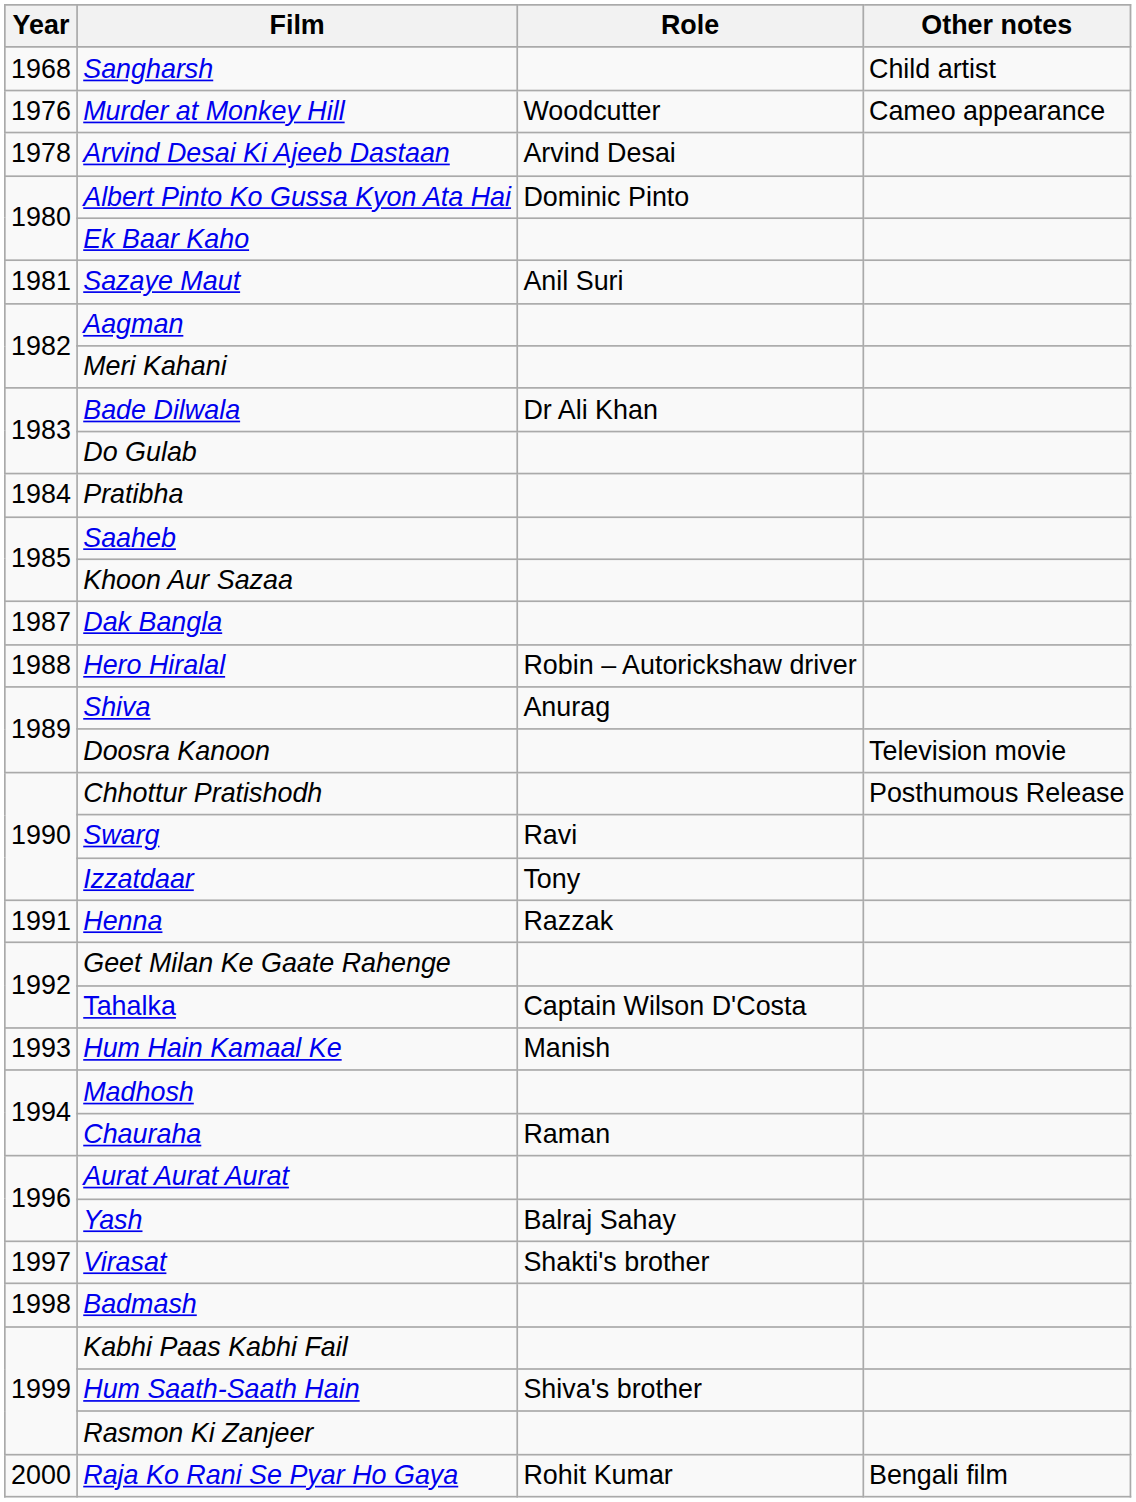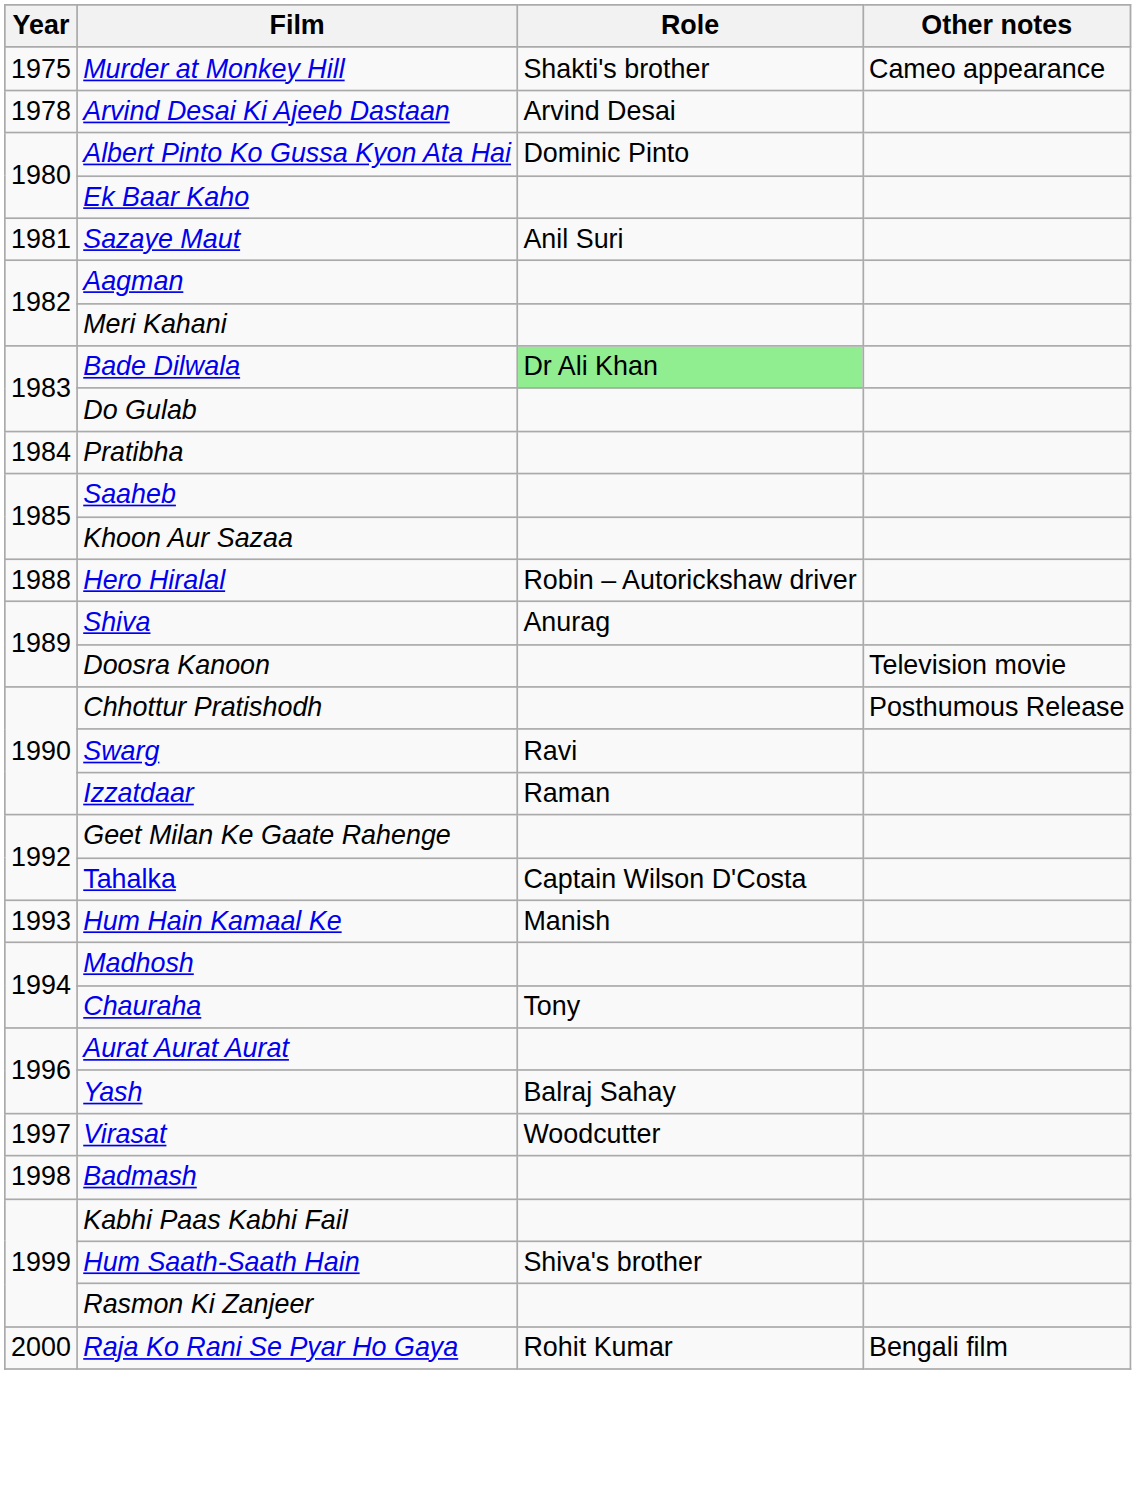- row: (148, 68)
(41, 111) 1976 -> (41, 68) 1975
(592, 111) Woodcutter -> (616, 68) Shakti's brother
(591, 409) no background -> (591, 366) lightgreen background
- row: (153, 622)
(552, 878) Tony -> (567, 793) Raman
- row: (123, 921)
(567, 1134) Raman -> (552, 1006) Tony
(616, 1262) Shakti's brother -> (592, 1134) Woodcutter
